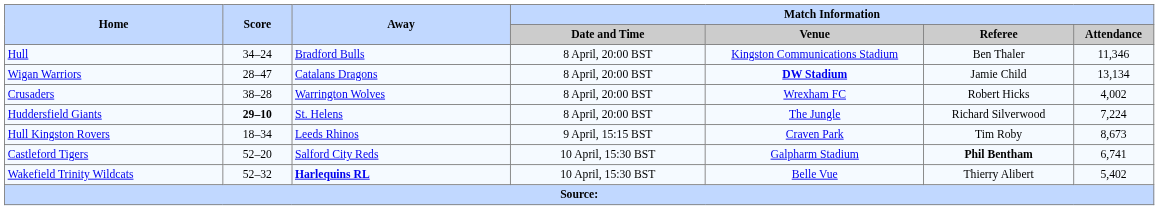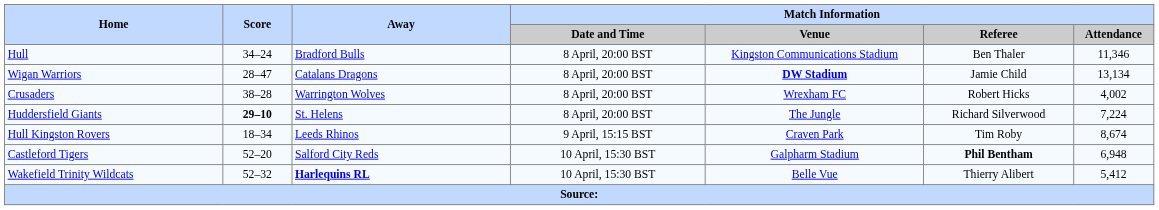(1114, 134) 8,673 -> (1114, 134) 8,674
(1114, 154) 6,741 -> (1114, 154) 6,948
(1114, 174) 5,402 -> (1114, 174) 5,412
